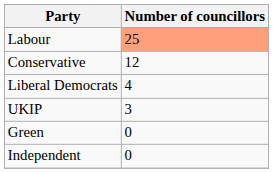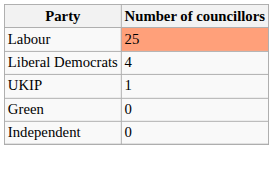- row: (47, 62)
(128, 109) 3 -> (128, 86) 1
